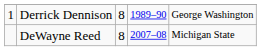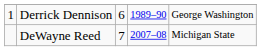(122, 14) 8 -> (122, 14) 6
(122, 35) 8 -> (122, 35) 7
